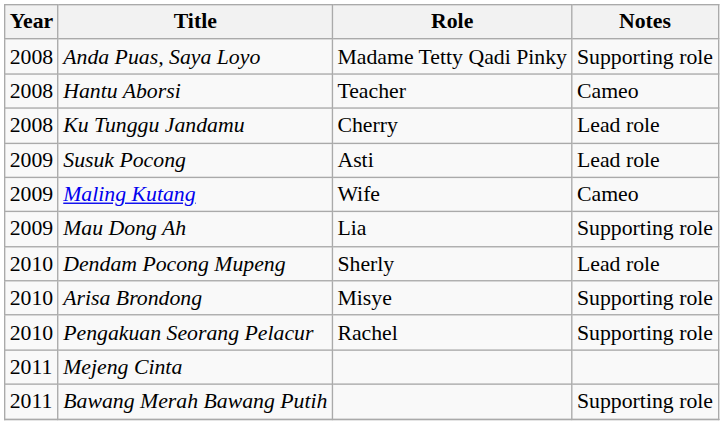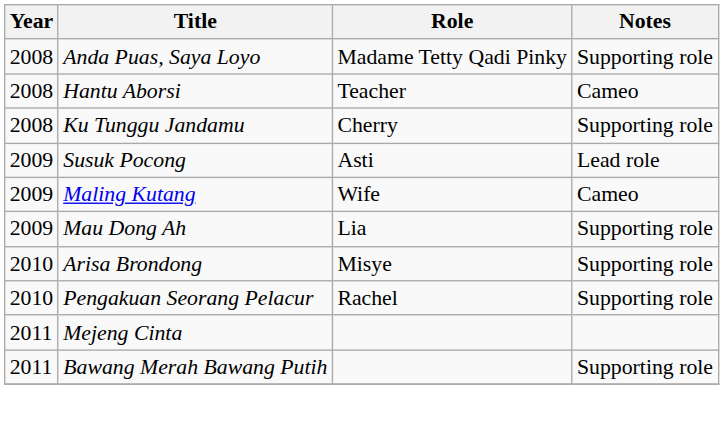(618, 125) Lead role -> (645, 125) Supporting role
- row: (174, 263)
